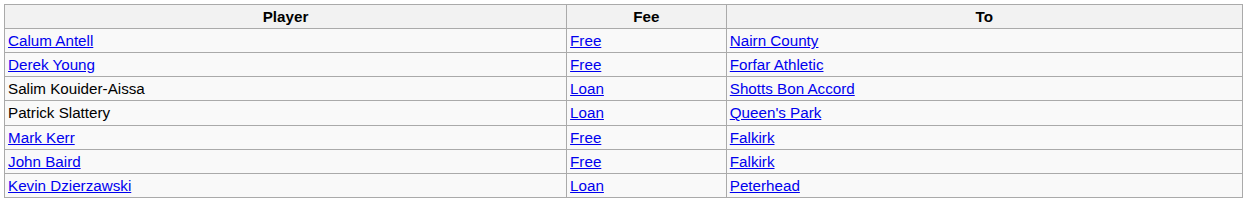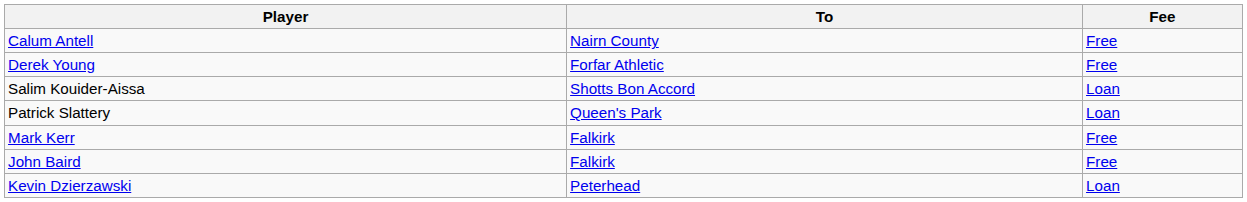columns swapped: (984, 17) <-> (646, 17)
